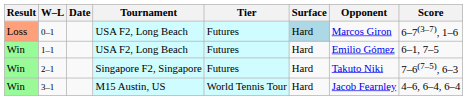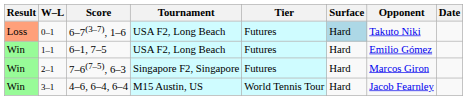columns swapped: (80, 13) <-> (431, 13)
(362, 31) Marcos Giron -> (395, 31) Takuto Niki
(357, 68) Takuto Niki -> (399, 68) Marcos Giron
